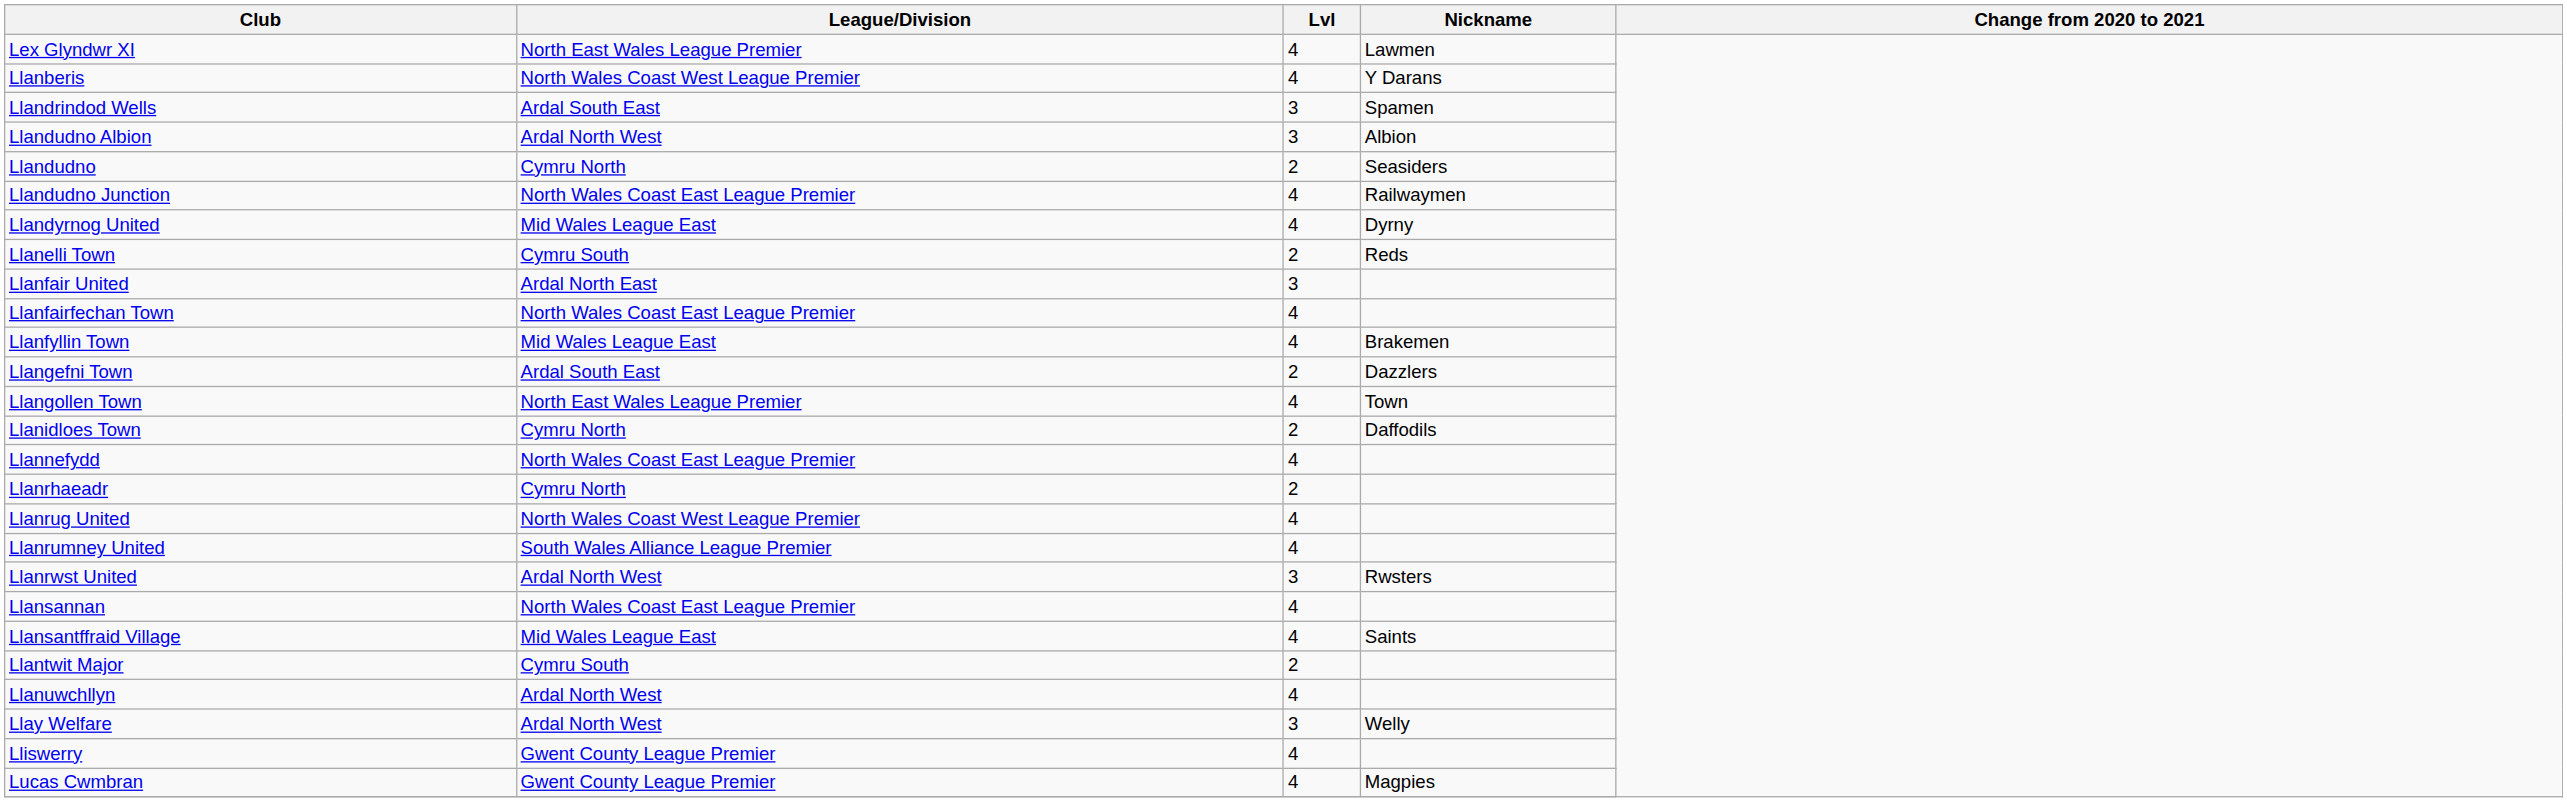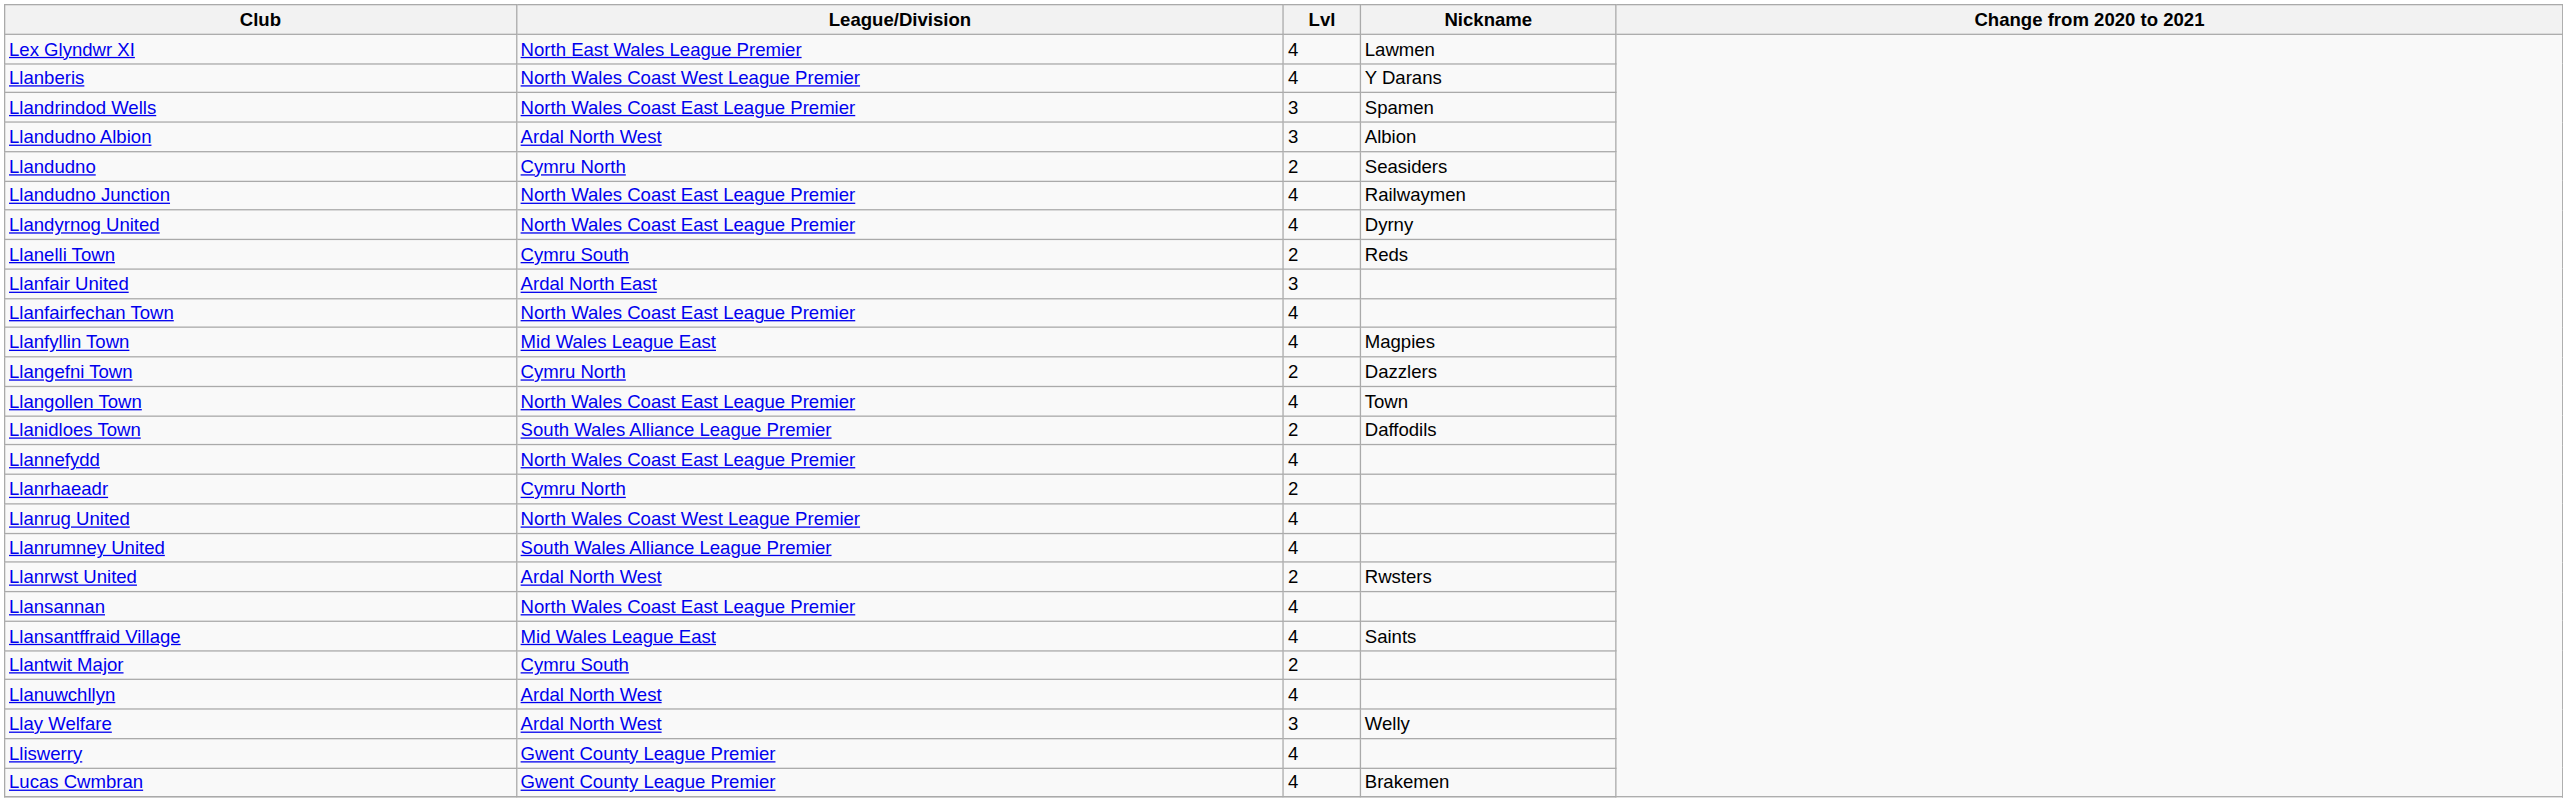(590, 108) Ardal South East -> (688, 108) North Wales Coast East League Premier
(618, 225) Mid Wales League East -> (688, 225) North Wales Coast East League Premier
(1407, 343) Brakemen -> (1400, 343) Magpies
(590, 372) Ardal South East -> (573, 372) Cymru North
(661, 401) North East Wales League Premier -> (688, 401) North Wales Coast East League Premier
(573, 431) Cymru North -> (676, 431) South Wales Alliance League Premier
(1293, 577) 3 -> (1293, 577) 2
(1400, 783) Magpies -> (1407, 783) Brakemen
